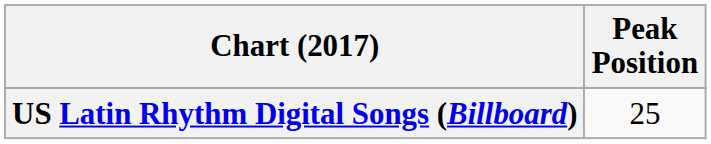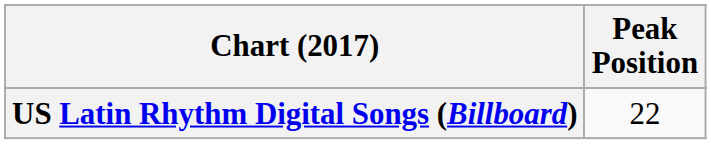(645, 112) 25 -> (645, 112) 22
